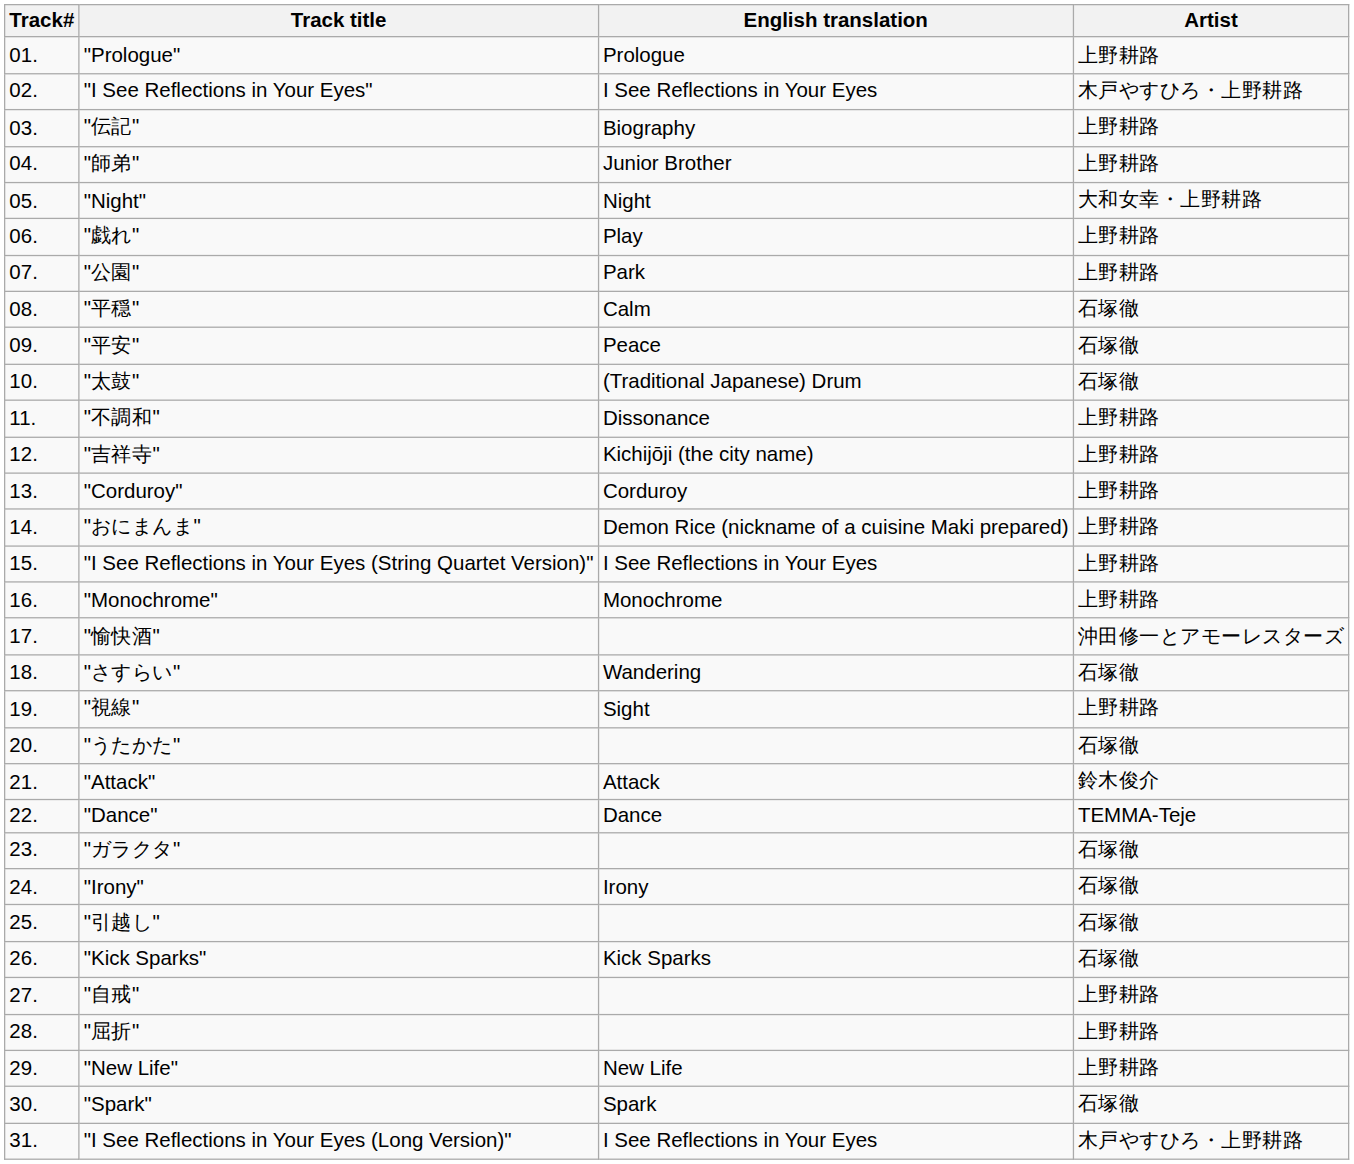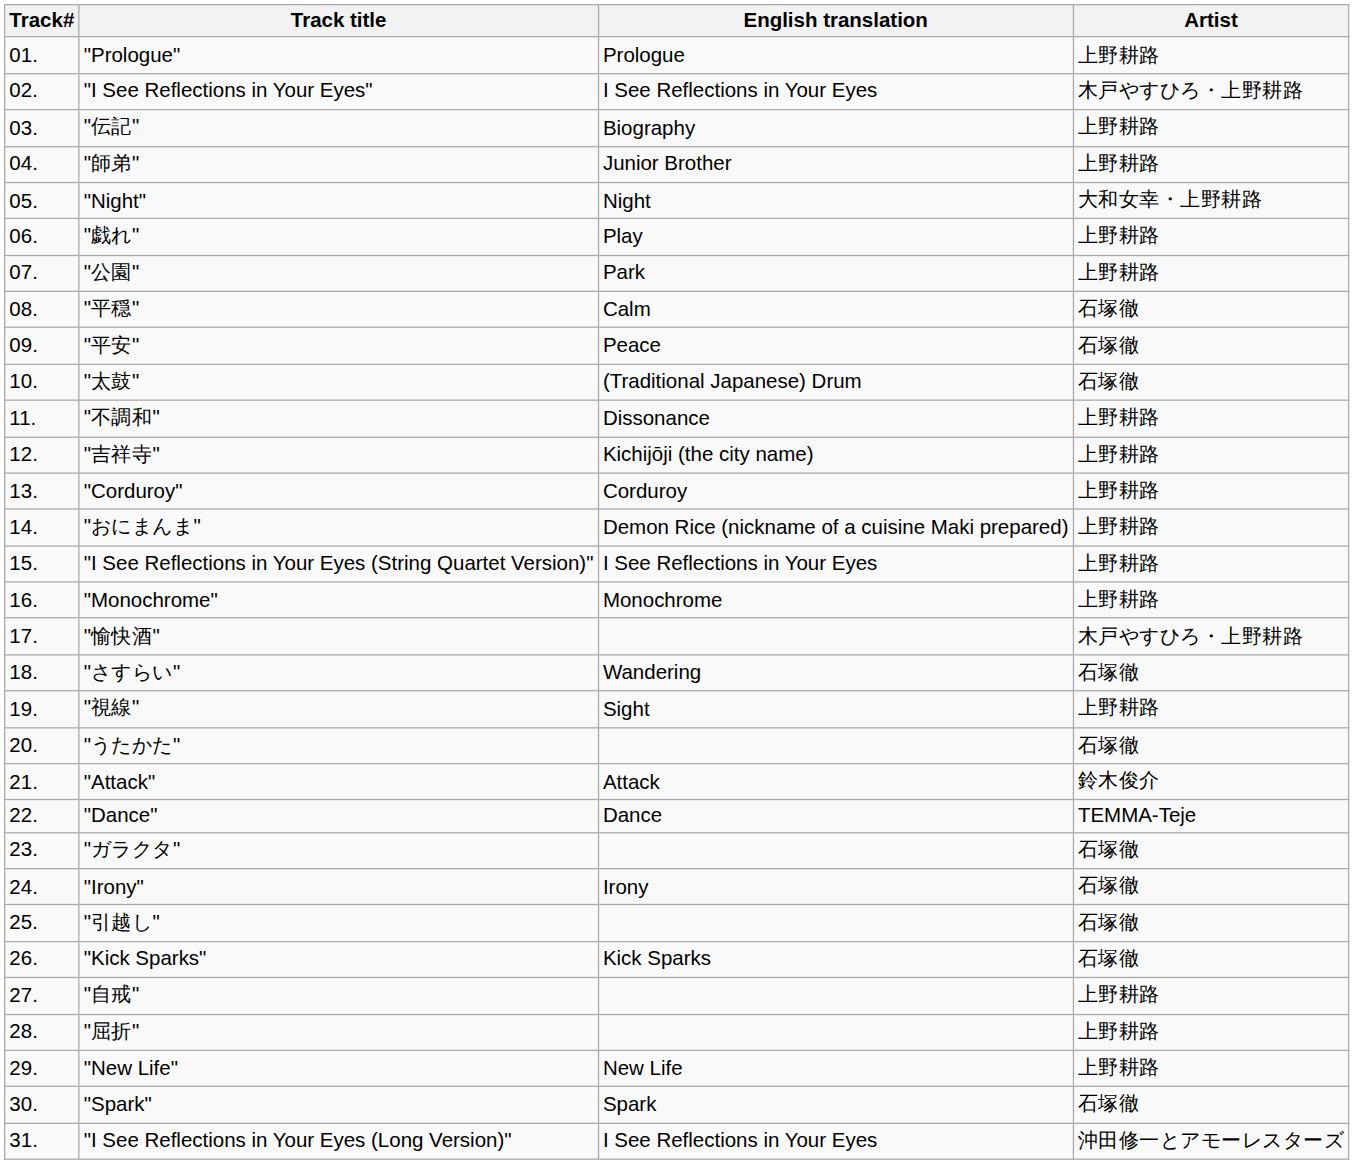(1211, 635) 沖田修一とアモーレスターズ -> (1191, 635) 木戸やすひろ・上野耕路
(1191, 1140) 木戸やすひろ・上野耕路 -> (1211, 1140) 沖田修一とアモーレスターズ
